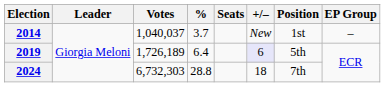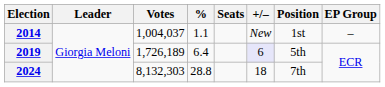(160, 33) 1,040,037 -> (160, 33) 1,004,037
(201, 33) 3.7 -> (201, 33) 1.1
(160, 71) 6,732,303 -> (160, 71) 8,132,303
